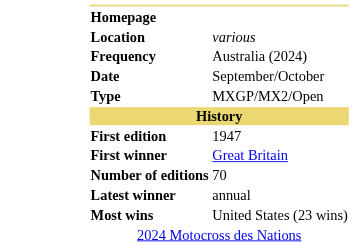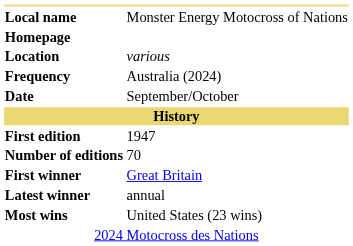+ row: (41, 17)
- row: (106, 96)
rows swapped: (150, 175) <-> (129, 155)
